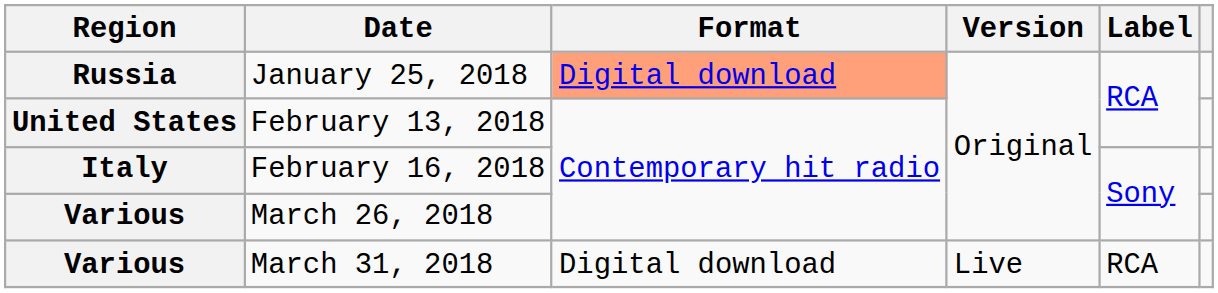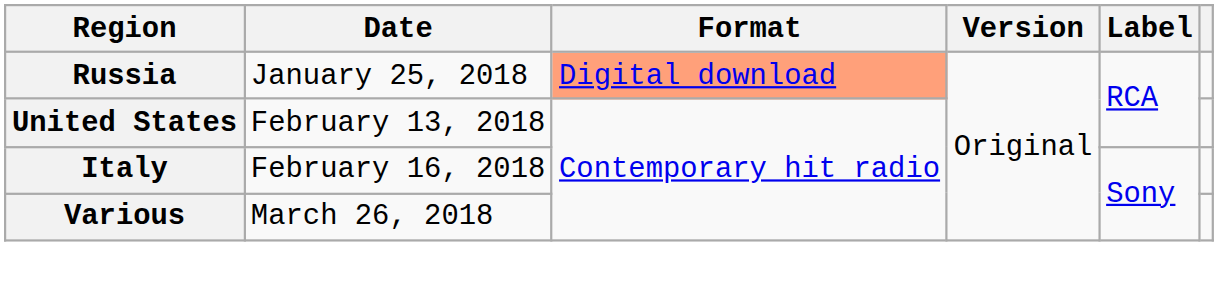- row: (372, 264)
